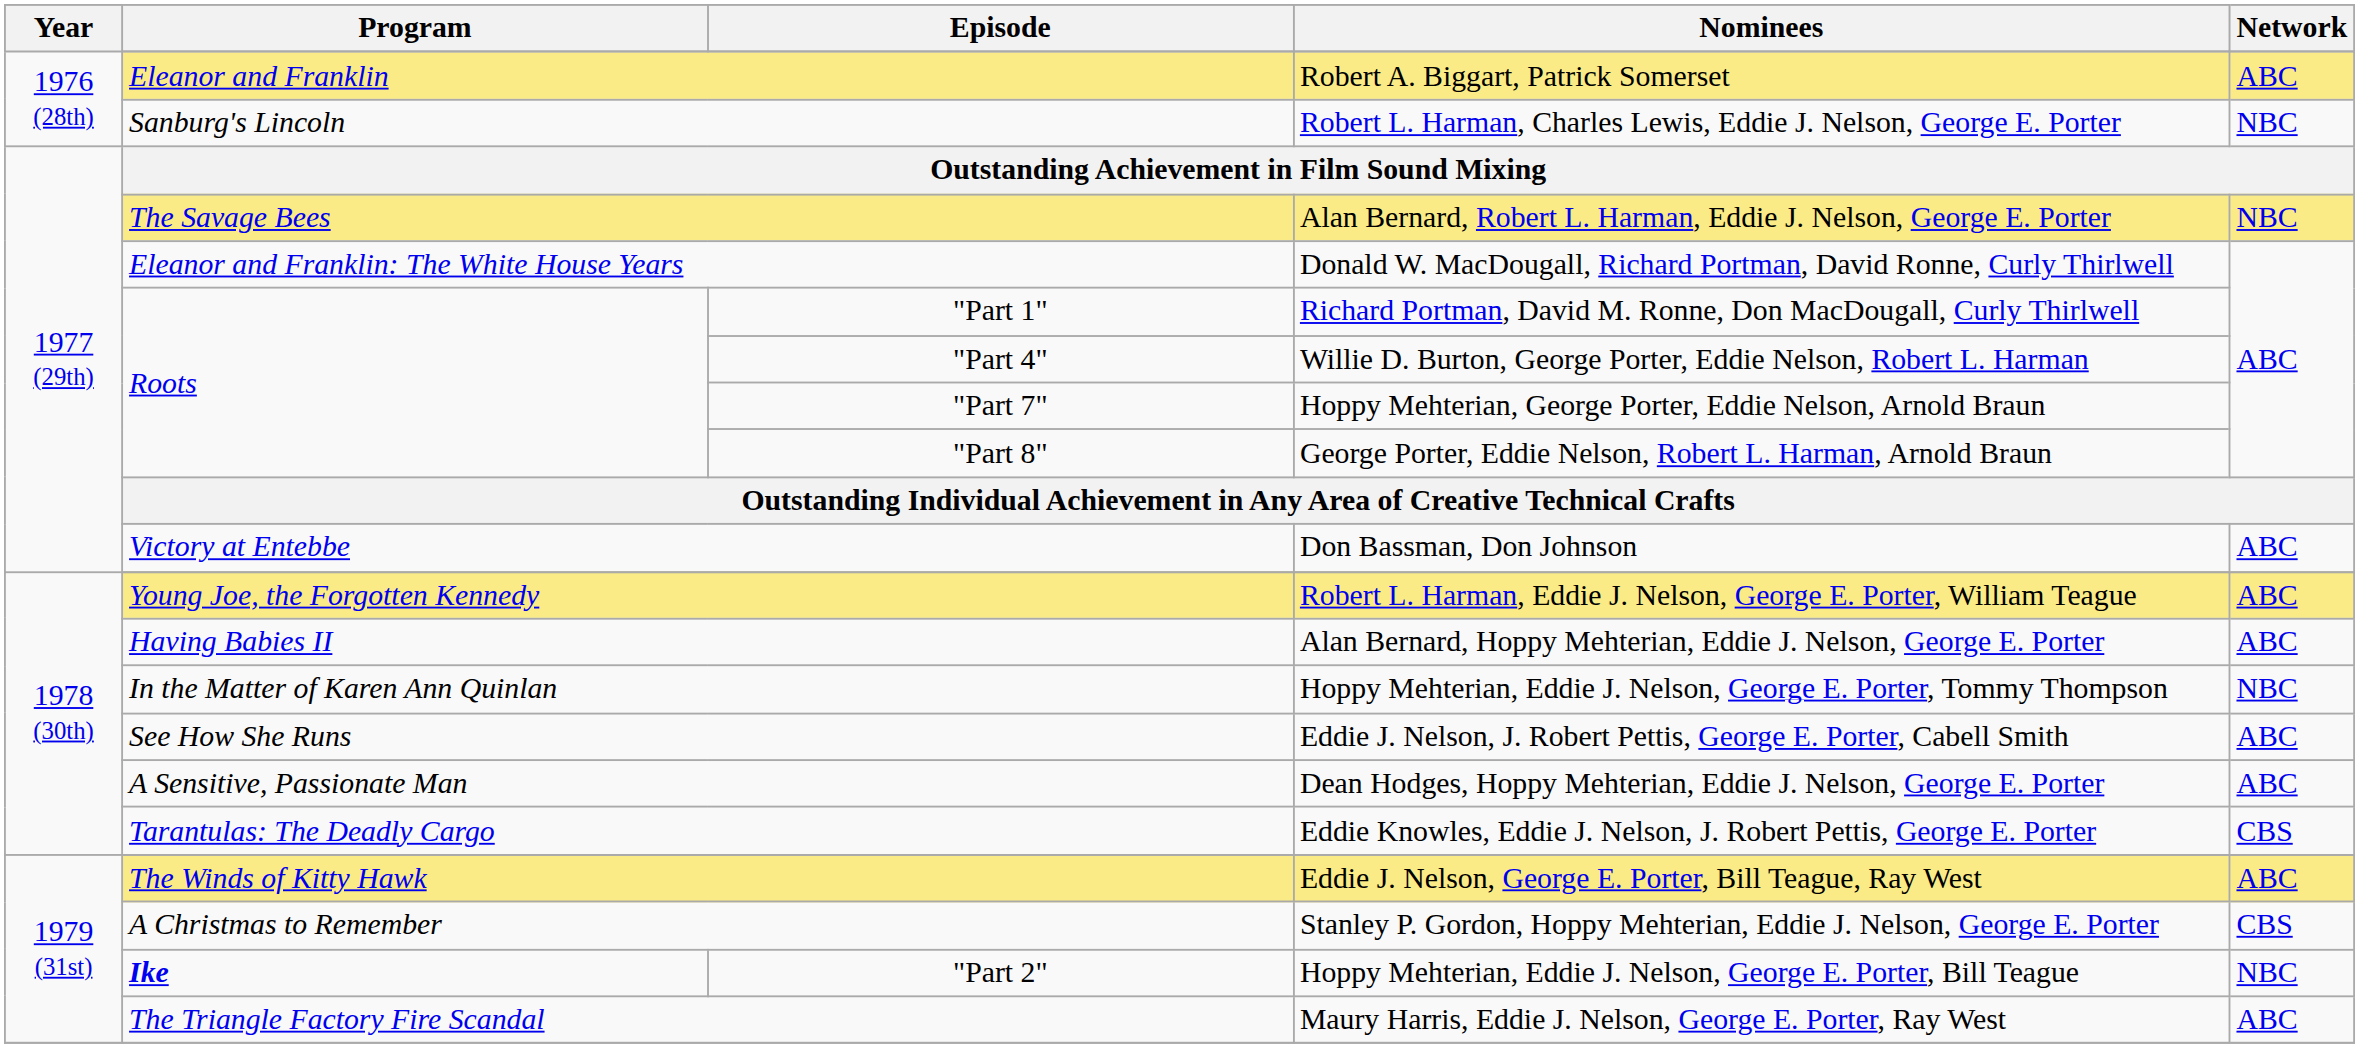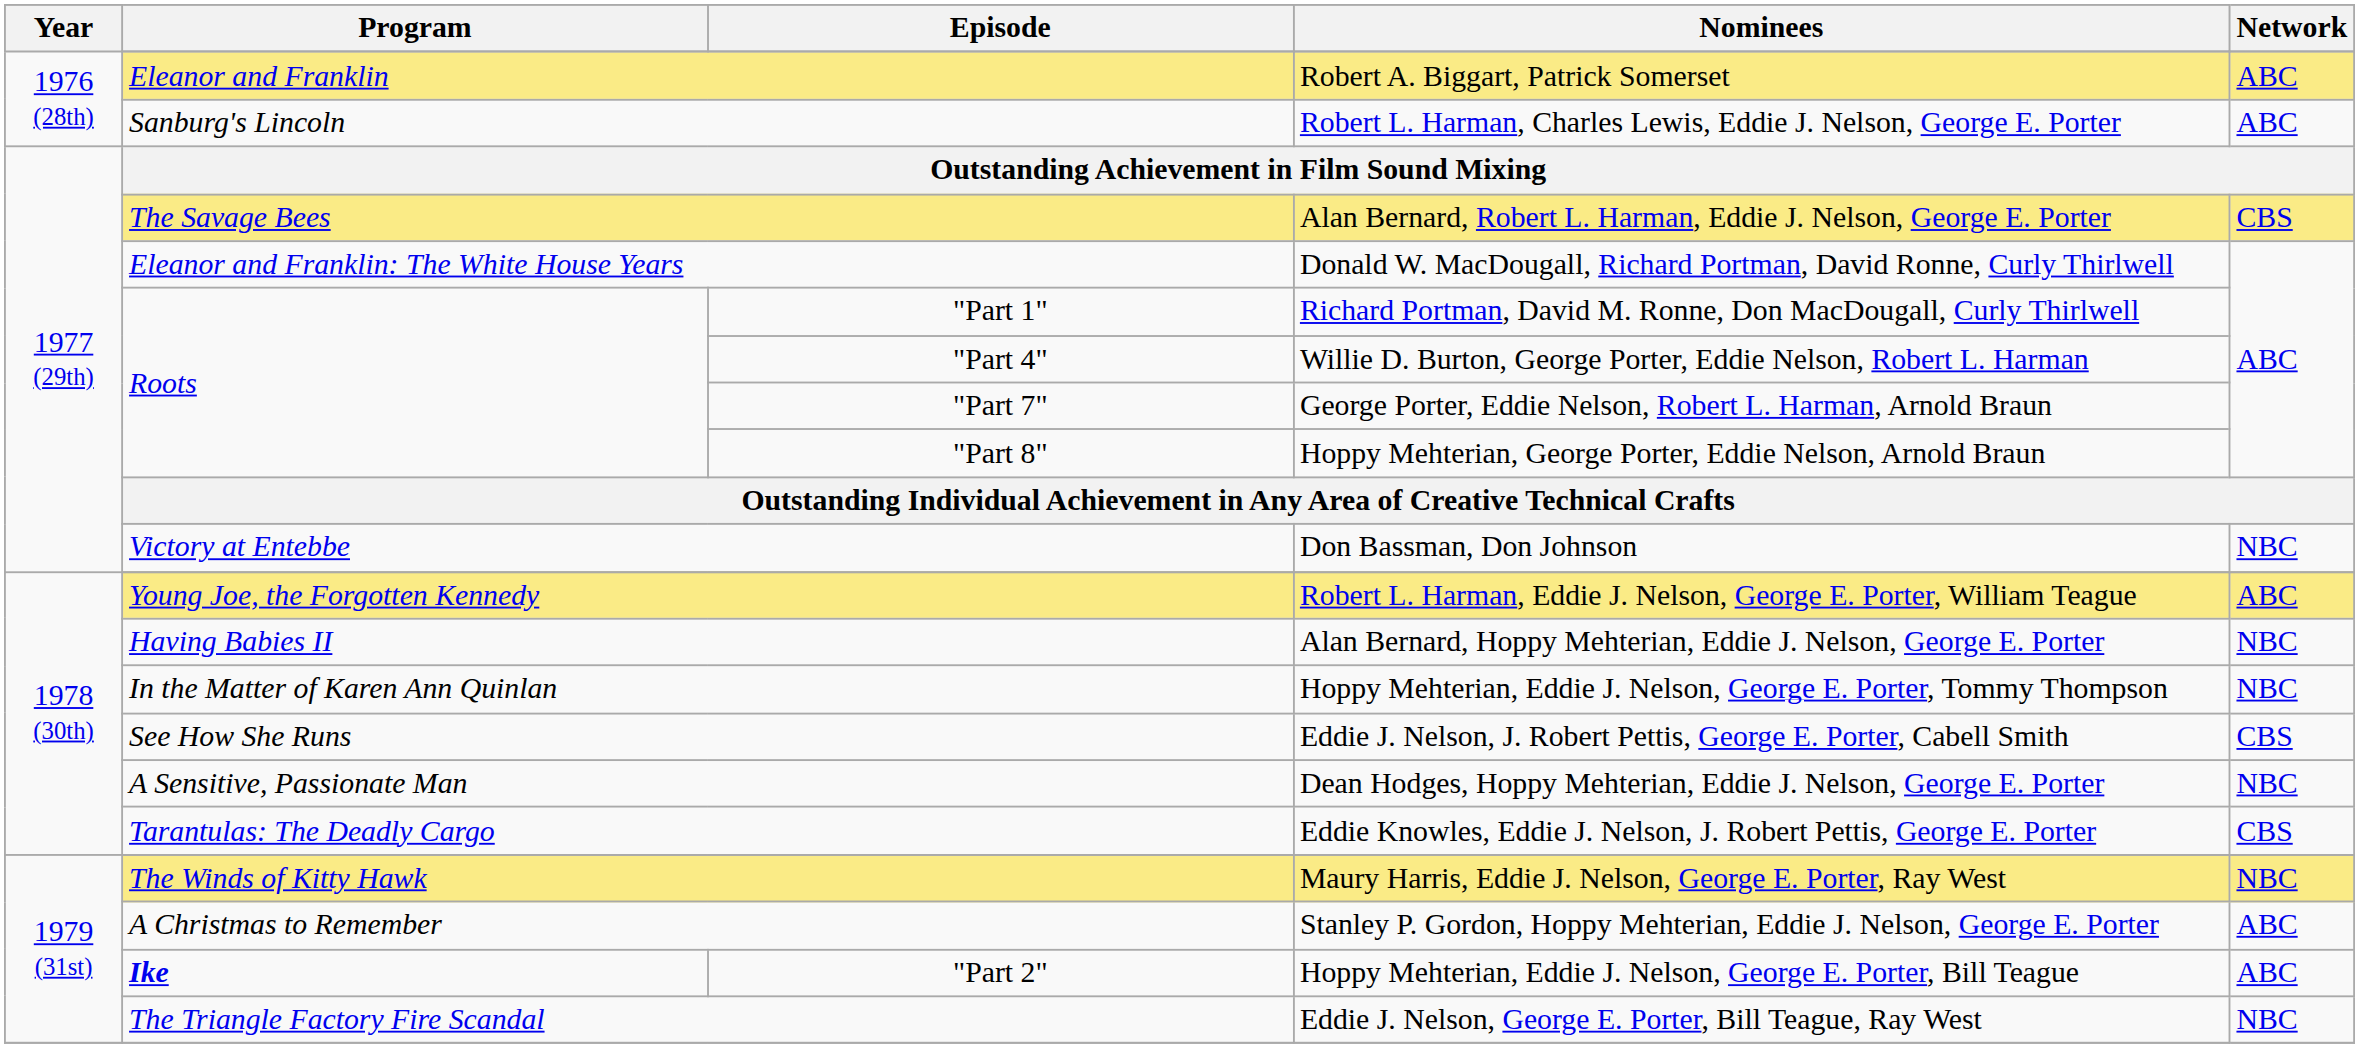(2267, 122) NBC -> (2267, 122) ABC
(2267, 216) NBC -> (2265, 216) CBS
(1673, 405) Hoppy Mehterian, George Porter, Eddie Nelson, Arnold Braun -> (1676, 405) George Porter, Eddie Nelson, Robert L. Harman, Arnold Braun
(1676, 452) George Porter, Eddie Nelson, Robert L. Harman, Arnold Braun -> (1673, 452) Hoppy Mehterian, George Porter, Eddie Nelson, Arnold Braun
(2267, 547) ABC -> (2267, 547) NBC
(2267, 641) ABC -> (2267, 641) NBC
(2267, 736) ABC -> (2265, 736) CBS
(2267, 783) ABC -> (2267, 783) NBC
(1641, 877) Eddie J. Nelson, George E. Porter, Bill Teague, Ray West -> (1653, 877) Maury Harris, Eddie J. Nelson, George E. Porter, Ray West
(2267, 877) ABC -> (2267, 877) NBC
(2265, 924) CBS -> (2267, 924) ABC
(2267, 972) NBC -> (2267, 972) ABC
(1653, 1019) Maury Harris, Eddie J. Nelson, George E. Porter, Ray West -> (1641, 1019) Eddie J. Nelson, George E. Porter, Bill Teague, Ray West
(2267, 1019) ABC -> (2267, 1019) NBC
